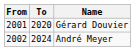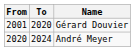(17, 39) 2002 -> (17, 39) 2020
